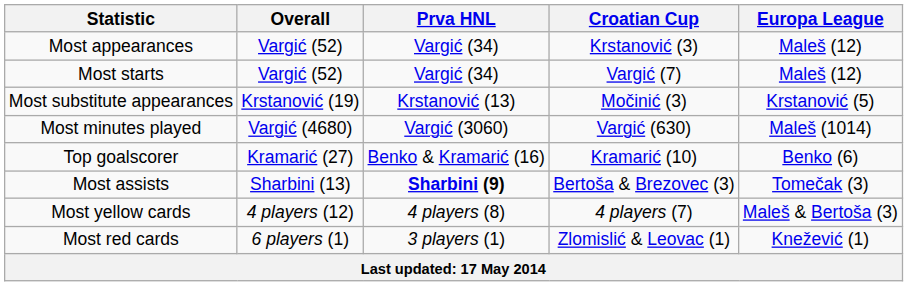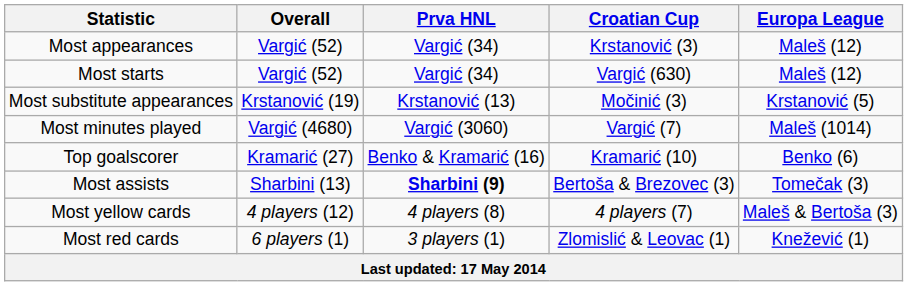(644, 73) Vargić (7) -> (644, 73) Vargić (630)
(644, 129) Vargić (630) -> (644, 129) Vargić (7)
